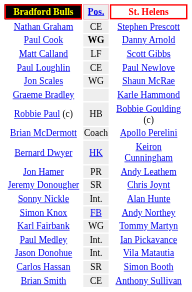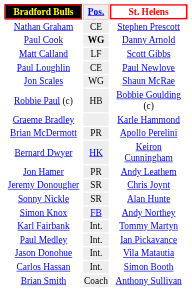rows swapped: (43, 95) <-> (43, 114)
(96, 133) Coach -> (96, 133) PR
(96, 199) Int. -> (96, 199) SR
(96, 226) WG -> (96, 226) Int.
(96, 267) SR -> (96, 267) Int.
(96, 281) CE -> (96, 281) Coach
